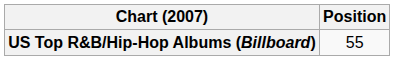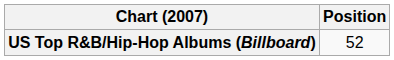(355, 42) 55 -> (355, 42) 52
